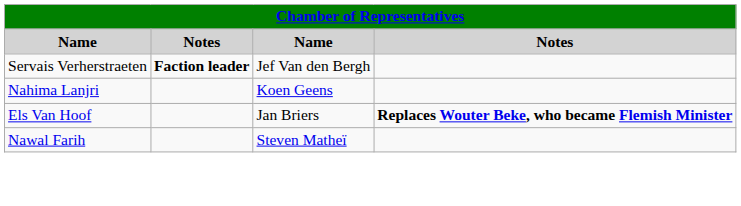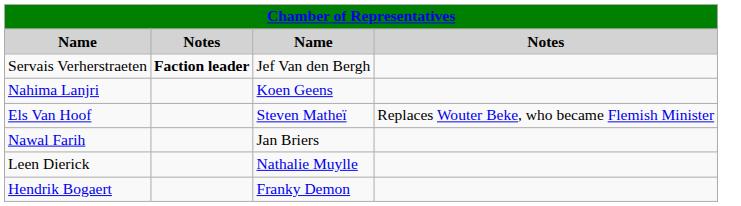(288, 115) Jan Briers -> (302, 115) Steven Matheï
(555, 115) bold -> (546, 115) normal
(302, 139) Steven Matheï -> (288, 139) Jan Briers
+ row: (49, 164)
+ row: (60, 189)
